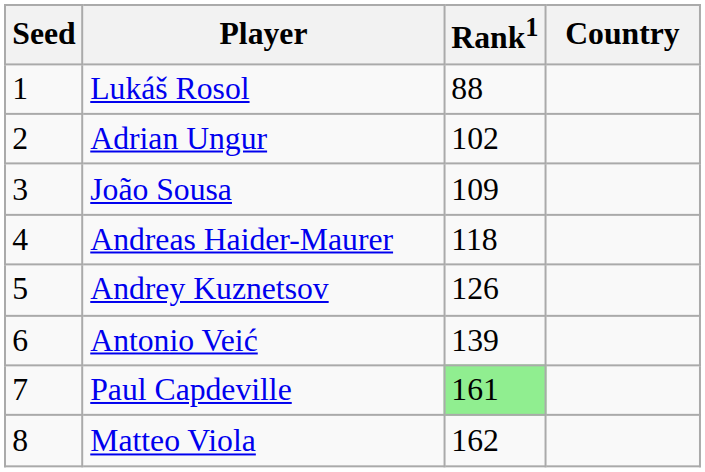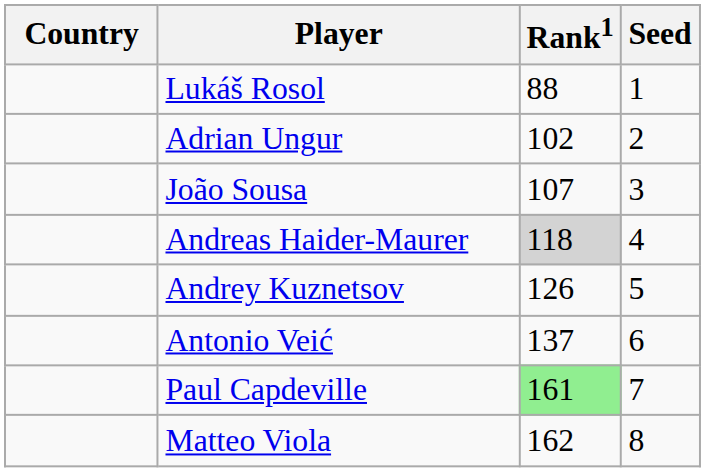columns swapped: (622, 33) <-> (44, 33)
(475, 188) 109 -> (550, 188) 107
(475, 239) no background -> (550, 239) lightgrey background
(475, 339) 139 -> (550, 339) 137
